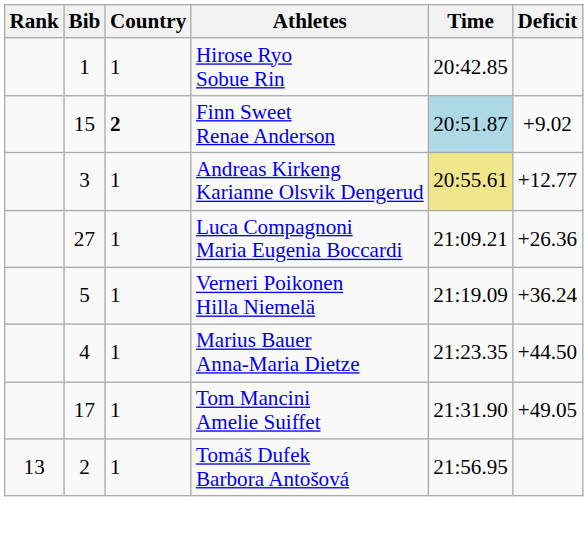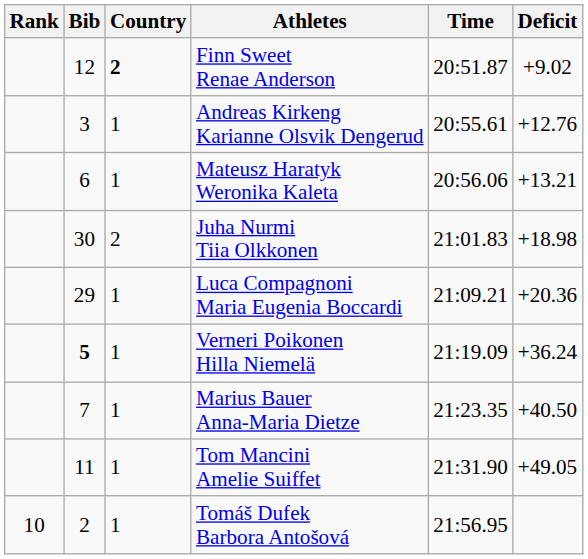- row: (244, 66)
(84, 123) 15 -> (84, 66) 12
(471, 123) lightblue background -> (471, 66) no background
(471, 181) khaki background -> (471, 123) no background
(547, 181) +12.77 -> (547, 123) +12.76
+ row: (268, 181)
+ row: (257, 238)
(84, 238) 27 -> (84, 295) 29
(547, 238) +26.36 -> (547, 295) +20.36
(84, 295) normal -> (84, 352) bold
(84, 352) 4 -> (84, 410) 7
(547, 352) +44.50 -> (547, 410) +40.50
(84, 410) 17 -> (84, 467) 11
(34, 467) 13 -> (34, 524) 10
